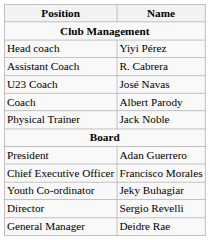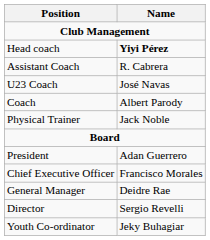(143, 48) normal -> (144, 48) bold
rows swapped: (46, 226) <-> (51, 191)
